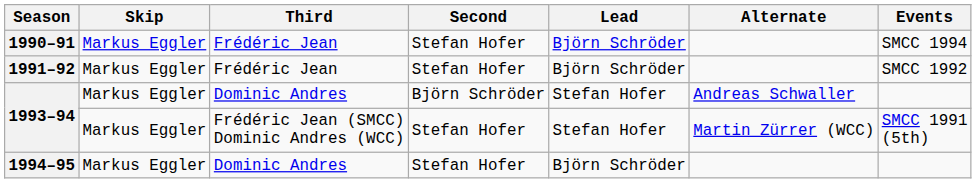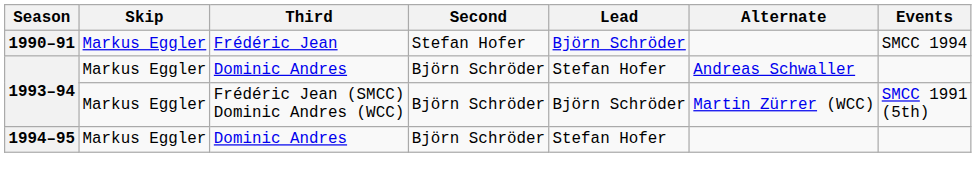- row: (42, 69)
(469, 130) Stefan Hofer -> (478, 104) Björn Schröder
(610, 130) Stefan Hofer -> (619, 104) Björn Schröder
(469, 165) Stefan Hofer -> (478, 139) Björn Schröder
(619, 165) Björn Schröder -> (610, 139) Stefan Hofer
